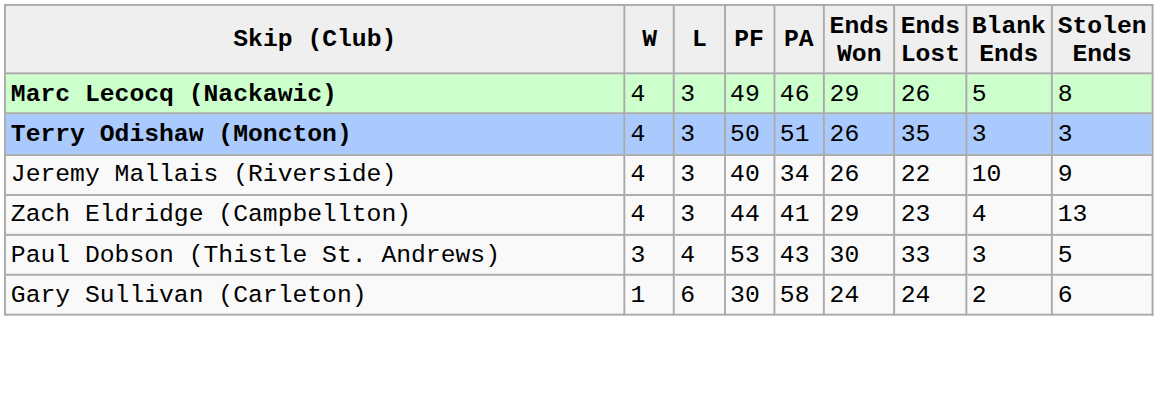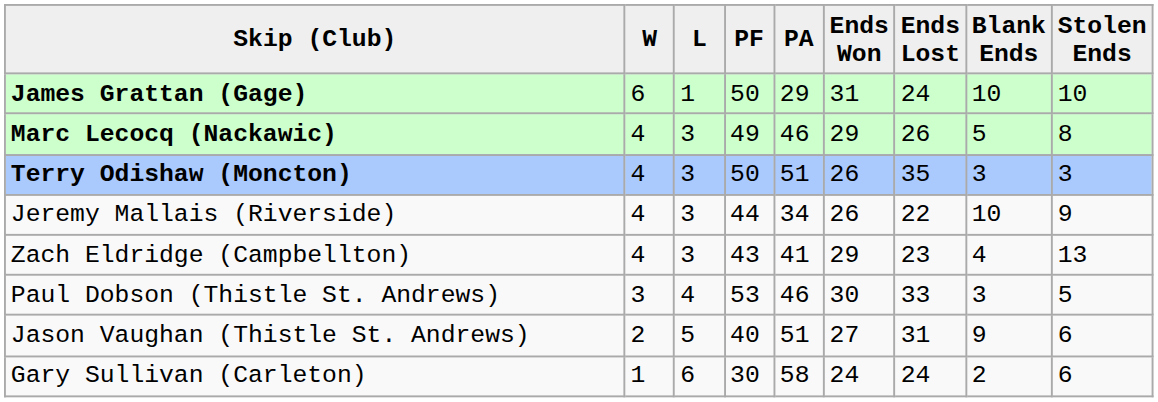+ row: (159, 94)
(745, 174) 40 -> (745, 215) 44
(745, 215) 44 -> (745, 255) 43
(795, 255) 43 -> (795, 295) 46
+ row: (270, 335)
